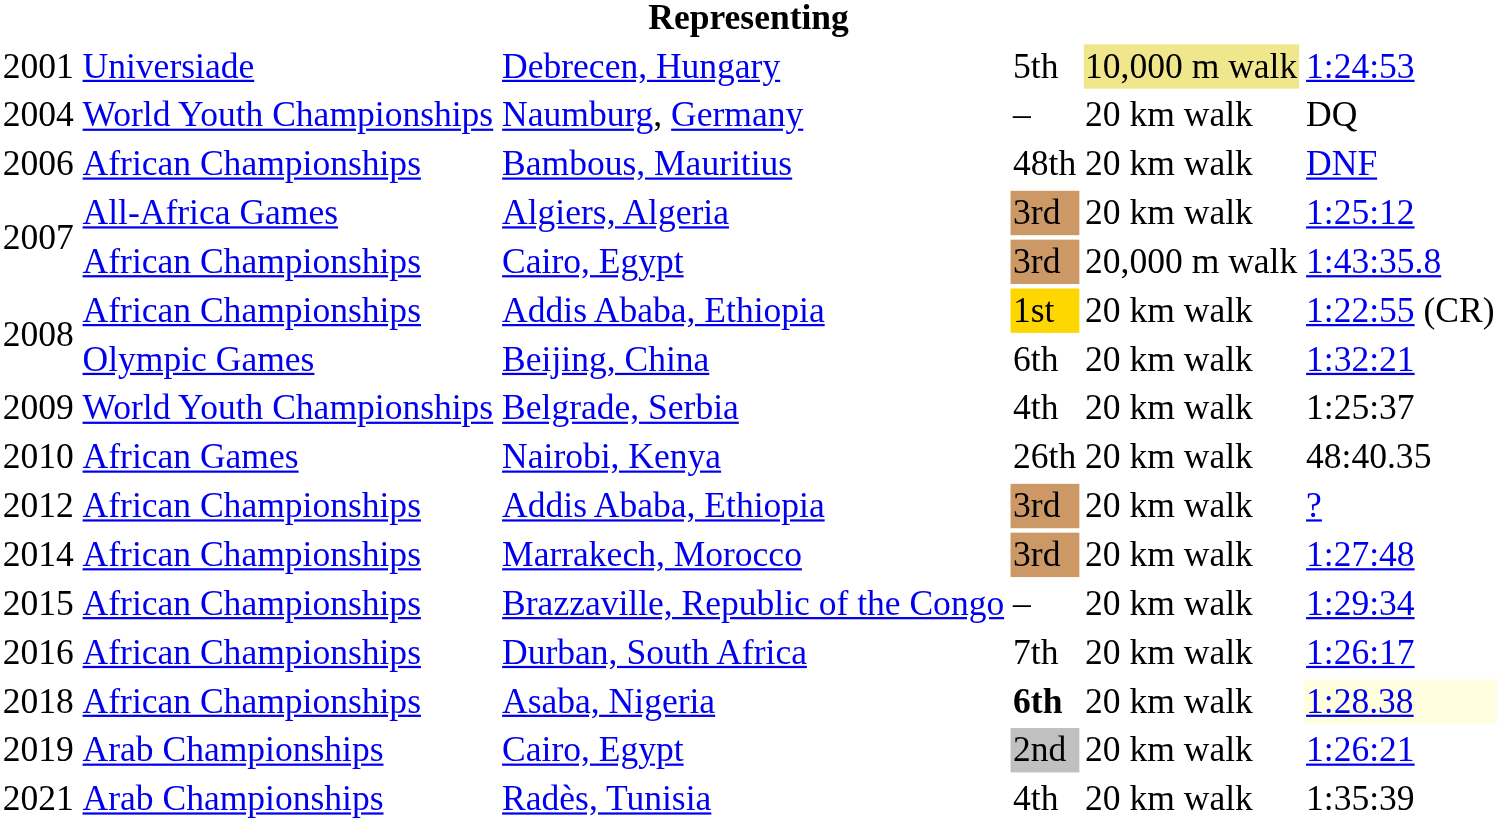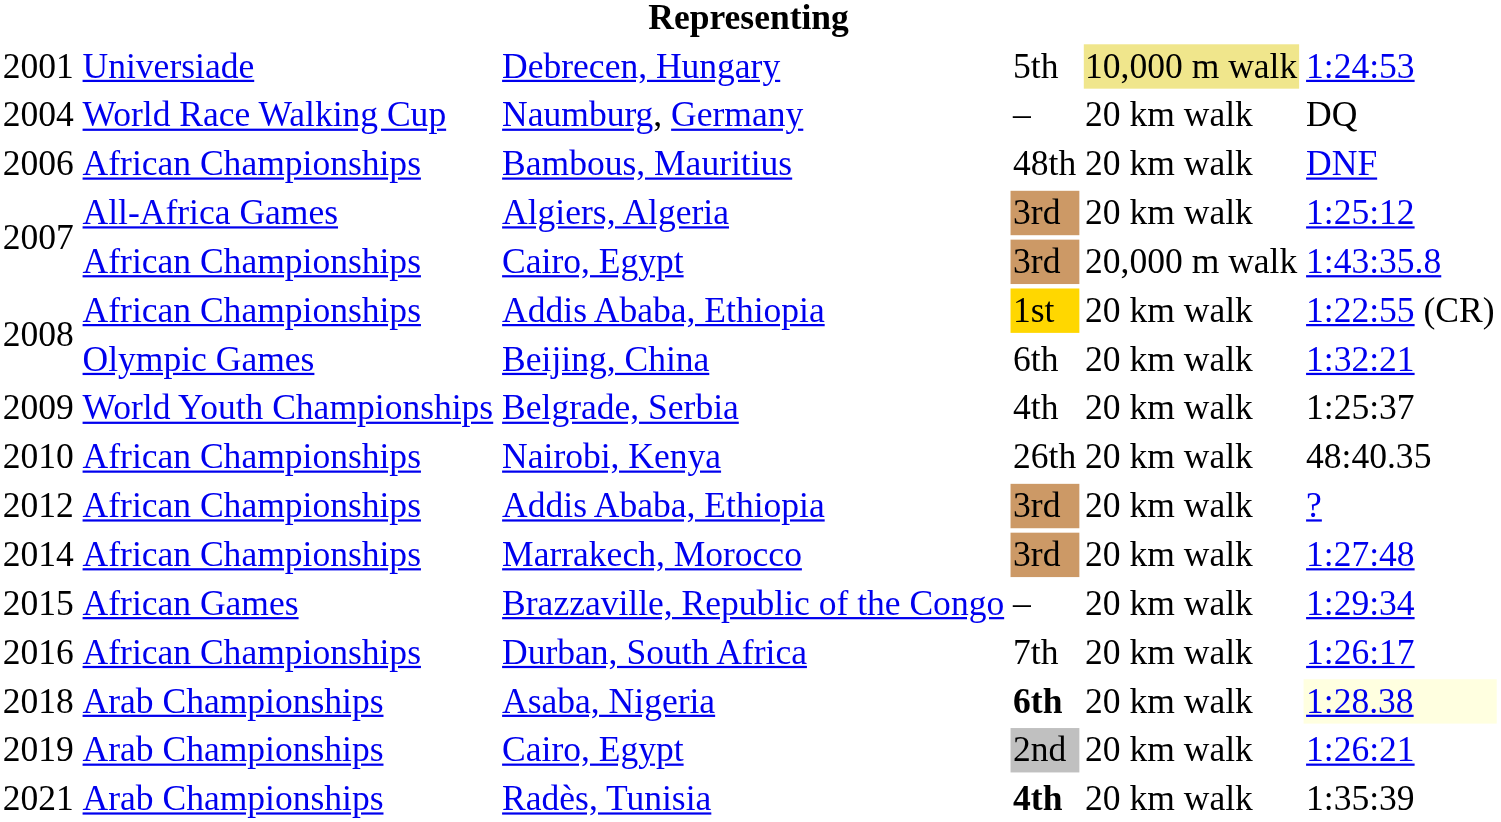(288, 114) World Youth Championships -> (264, 114) World Race Walking Cup
(191, 456) African Games -> (252, 456) African Championships
(252, 603) African Championships -> (191, 603) African Games
(252, 700) African Championships -> (233, 700) Arab Championships
(1036, 798) normal -> (1038, 798) bold
